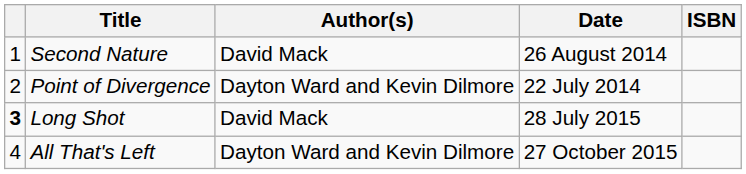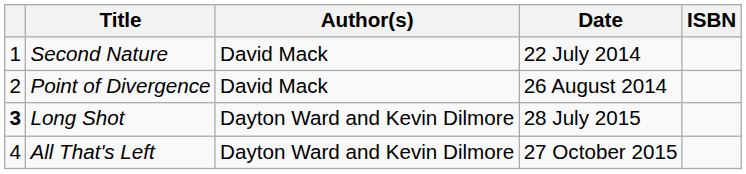(595, 53) 26 August 2014 -> (582, 53) 22 July 2014
(367, 86) Dayton Ward and Kevin Dilmore -> (274, 86) David Mack
(582, 86) 22 July 2014 -> (595, 86) 26 August 2014
(274, 119) David Mack -> (367, 119) Dayton Ward and Kevin Dilmore
